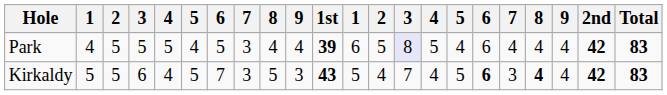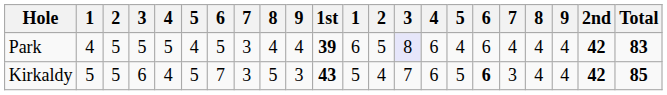(434, 47) 5 -> (434, 47) 6
(434, 75) 4 -> (434, 75) 6
(539, 75) bold -> (539, 75) normal
(639, 75) 83 -> (639, 75) 85
